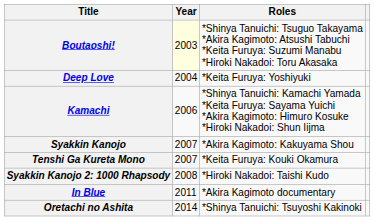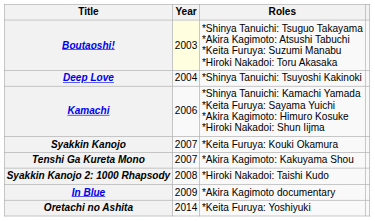(256, 78) *Keita Furuya: Yoshiyuki -> (282, 78) *Shinya Tanuichi: Tsuyoshi Kakinoki
(278, 144) *Akira Kagimoto: Kakuyama Shou -> (270, 144) *Keita Furuya: Kouki Okamura
(270, 160) *Keita Furuya: Kouki Okamura -> (278, 160) *Akira Kagimoto: Kakuyama Shou
(186, 192) 2011 -> (186, 192) 2009
(282, 208) *Shinya Tanuichi: Tsuyoshi Kakinoki -> (256, 208) *Keita Furuya: Yoshiyuki
